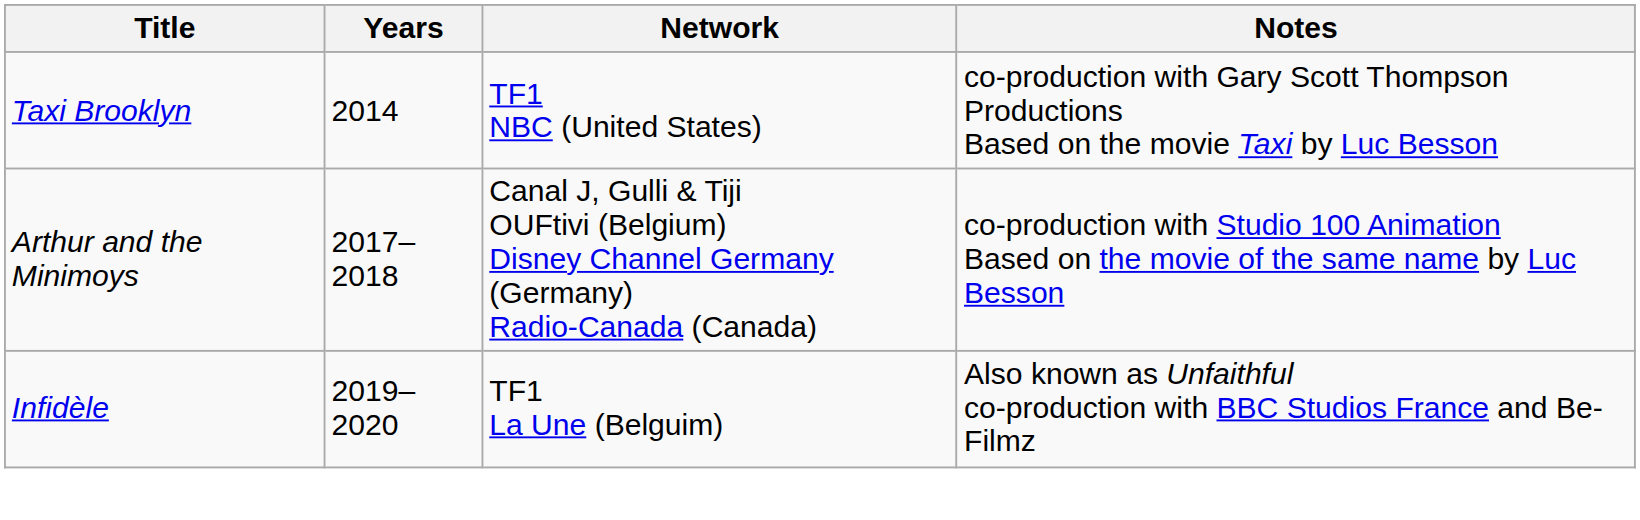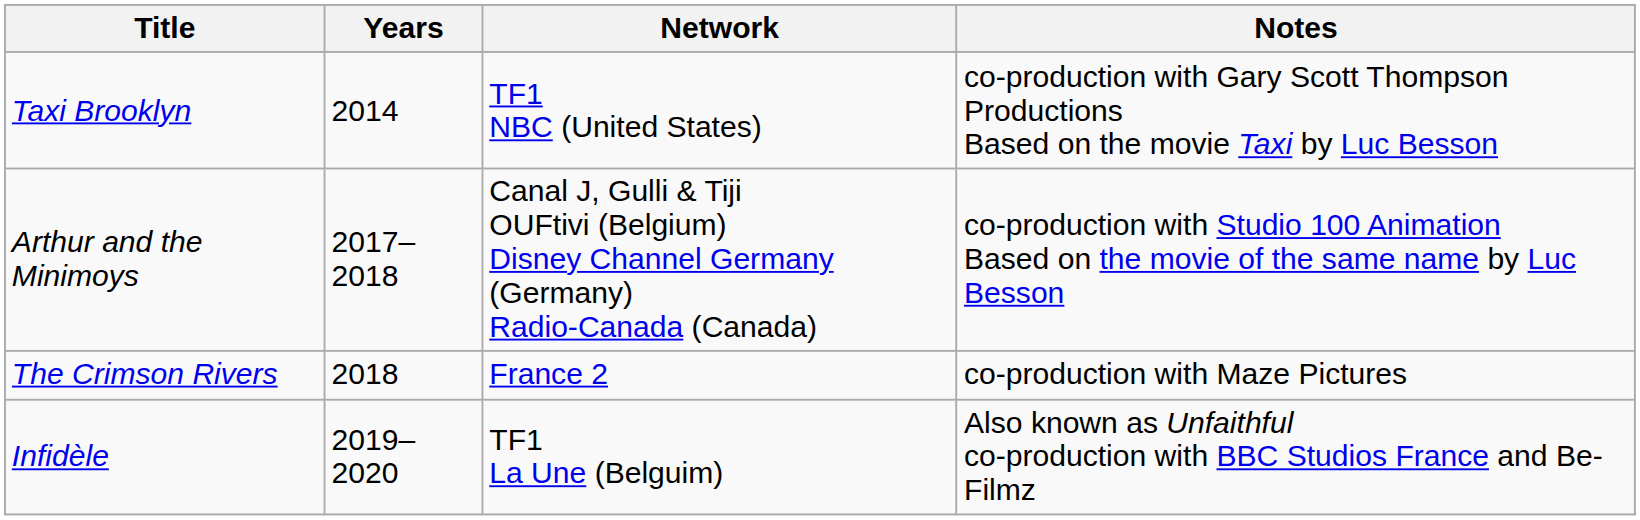+ row: (145, 374)
